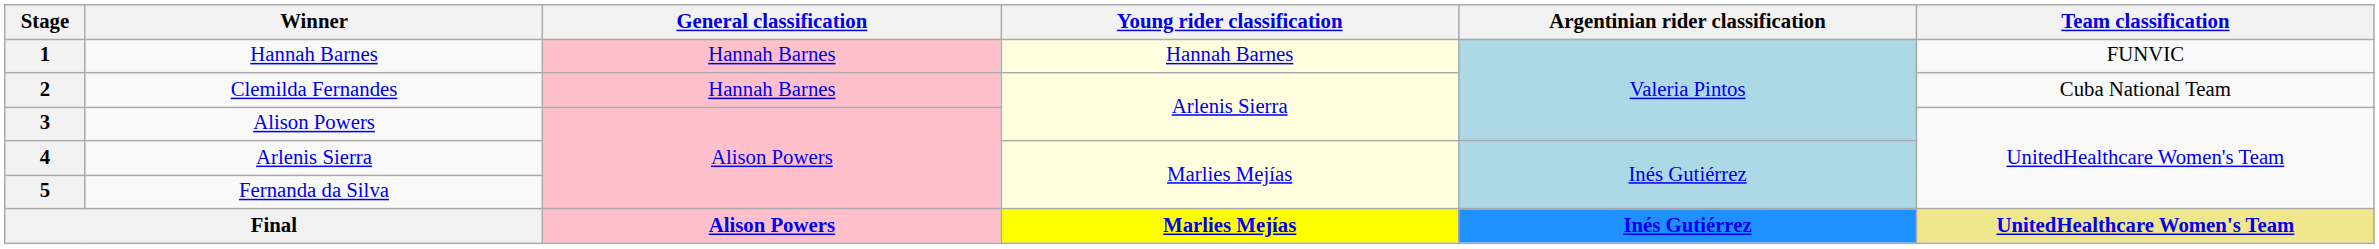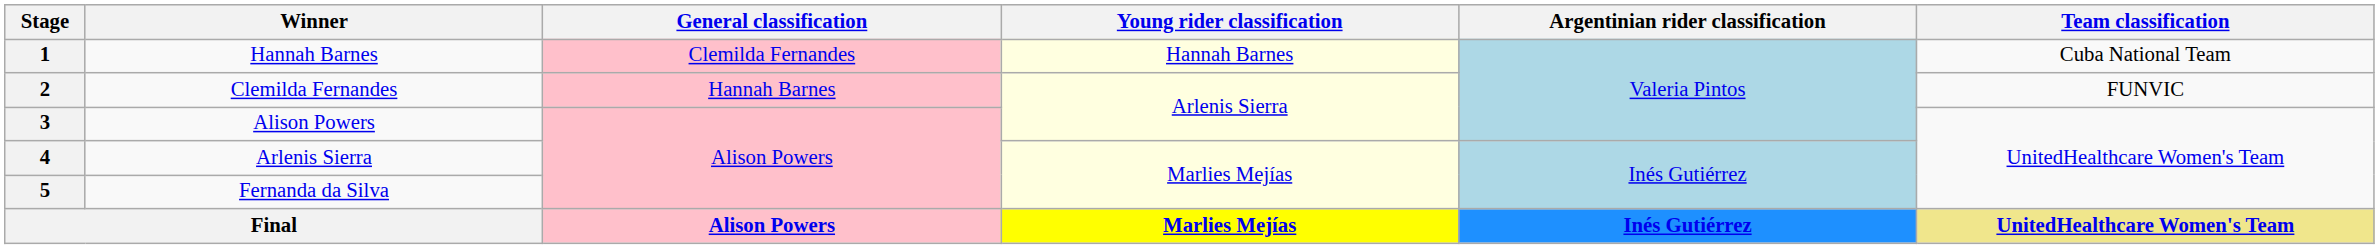(772, 55) Hannah Barnes -> (772, 55) Clemilda Fernandes
(2145, 55) FUNVIC -> (2145, 55) Cuba National Team
(2145, 89) Cuba National Team -> (2145, 89) FUNVIC
